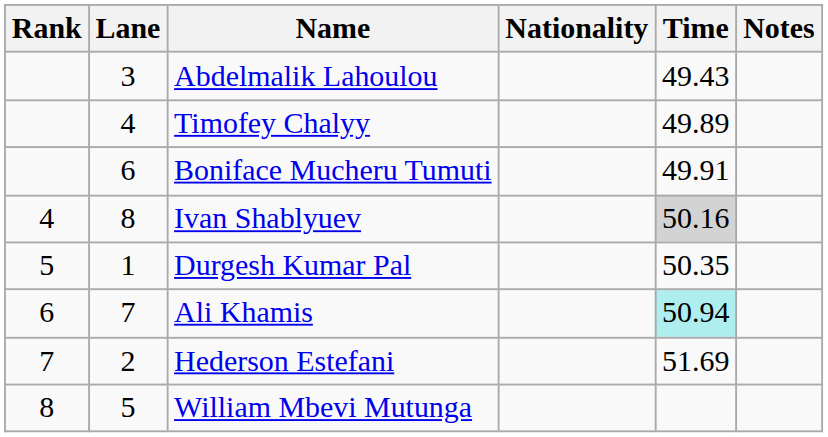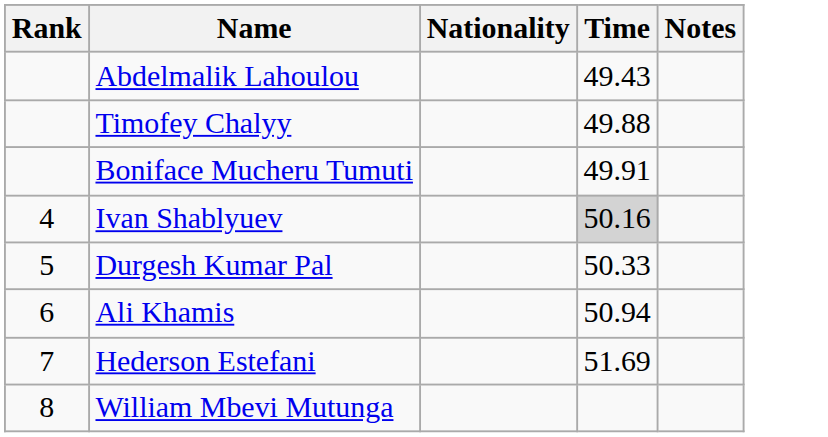- column: (128, 28)
(696, 123) 49.89 -> (617, 123) 49.88
(696, 265) 50.35 -> (617, 265) 50.33
(696, 312) paleturquoise background -> (617, 312) no background
